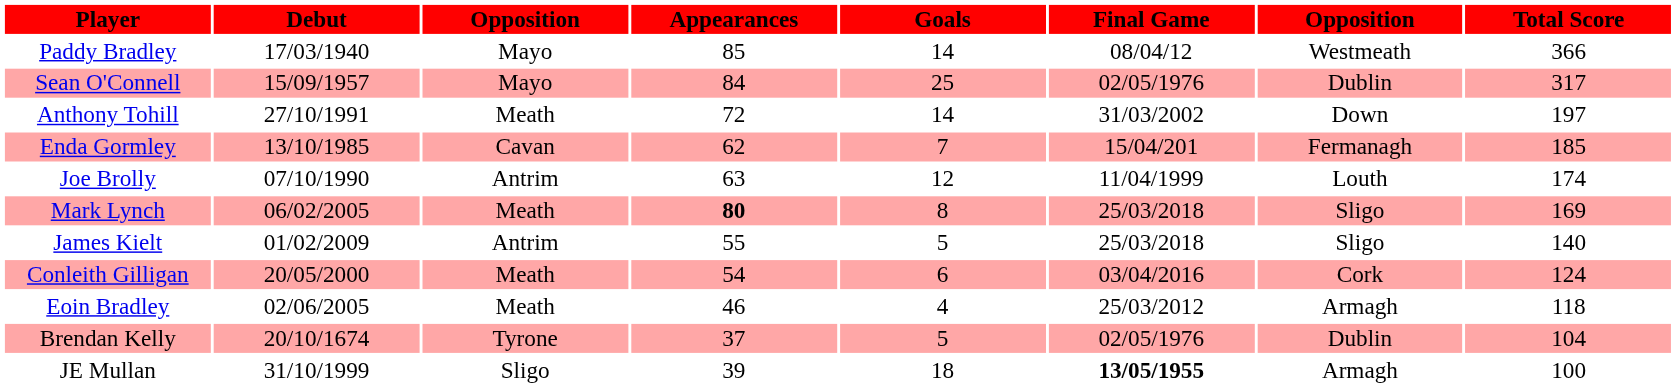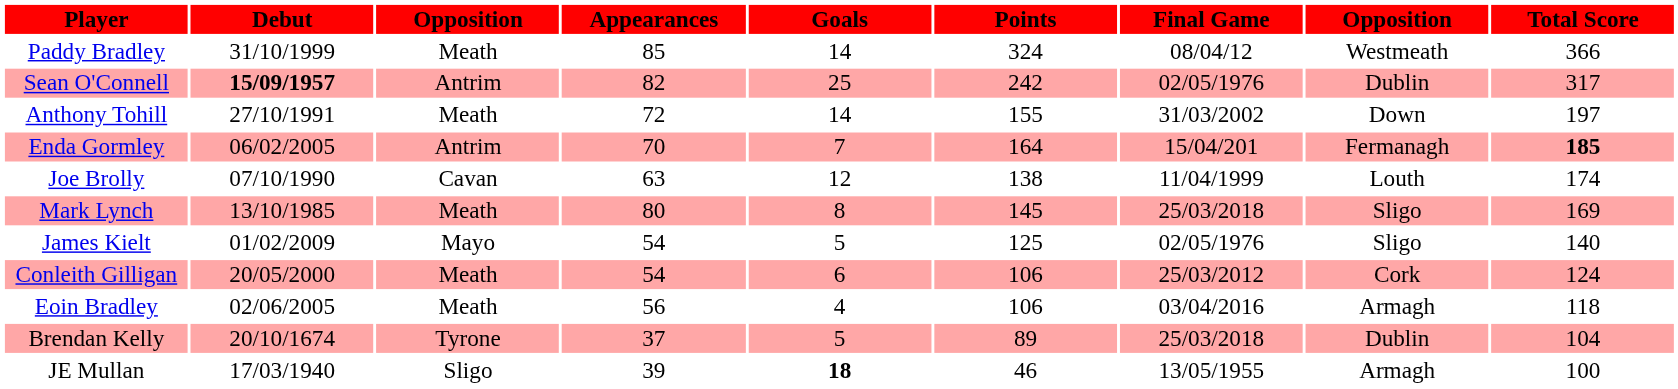+ column: (1025, 19)
(316, 51) 17/03/1940 -> (282, 51) 31/10/1999
(525, 51) Mayo -> (468, 51) Meath
(316, 82) normal -> (282, 82) bold
(525, 82) Mayo -> (468, 82) Antrim
(734, 82) 84 -> (654, 82) 82
(316, 146) 13/10/1985 -> (282, 146) 06/02/2005
(525, 146) Cavan -> (468, 146) Antrim
(734, 146) 62 -> (654, 146) 70
(1569, 146) normal -> (1583, 146) bold
(525, 178) Antrim -> (468, 178) Cavan
(316, 210) 06/02/2005 -> (282, 210) 13/10/1985
(734, 210) bold -> (654, 210) normal
(525, 242) Antrim -> (468, 242) Mayo
(734, 242) 55 -> (654, 242) 54
(1151, 242) 25/03/2018 -> (1211, 242) 02/05/1976
(1151, 274) 03/04/2016 -> (1211, 274) 25/03/2012
(734, 306) 46 -> (654, 306) 56
(1151, 306) 25/03/2012 -> (1211, 306) 03/04/2016
(1151, 338) 02/05/1976 -> (1211, 338) 25/03/2018
(316, 370) 31/10/1999 -> (282, 370) 17/03/1940
(943, 370) normal -> (840, 370) bold
(1151, 370) bold -> (1211, 370) normal
